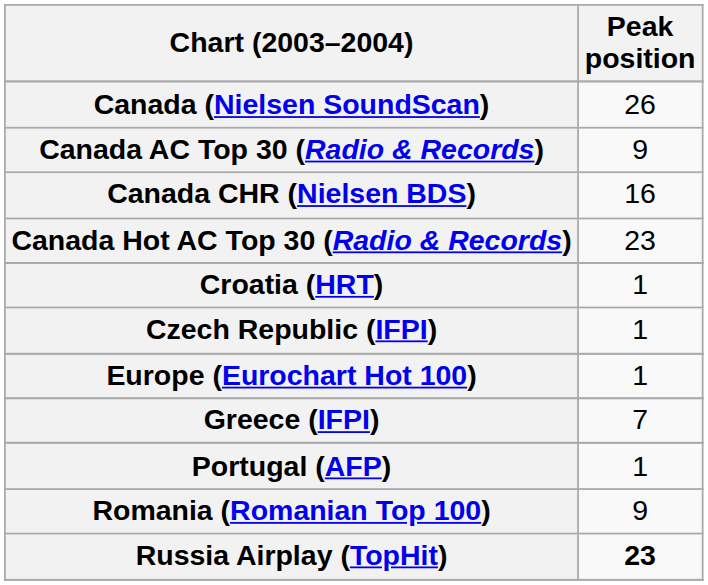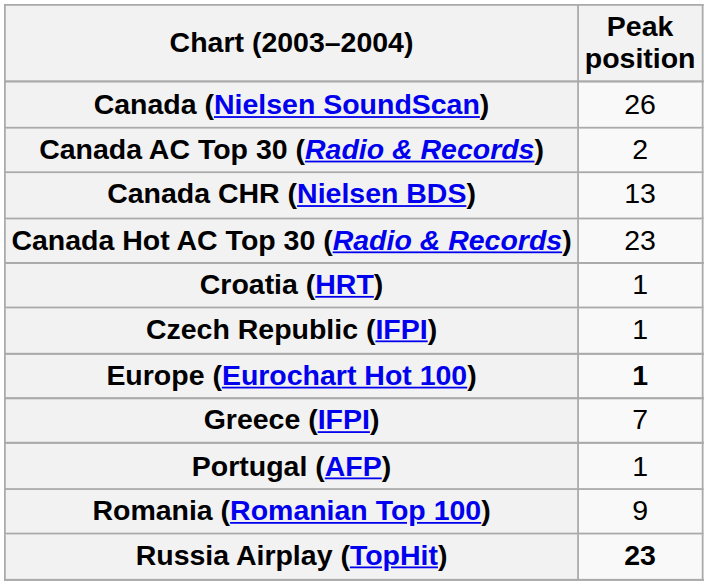(640, 149) 9 -> (640, 149) 2
(640, 194) 16 -> (640, 194) 13
(640, 375) normal -> (640, 375) bold
